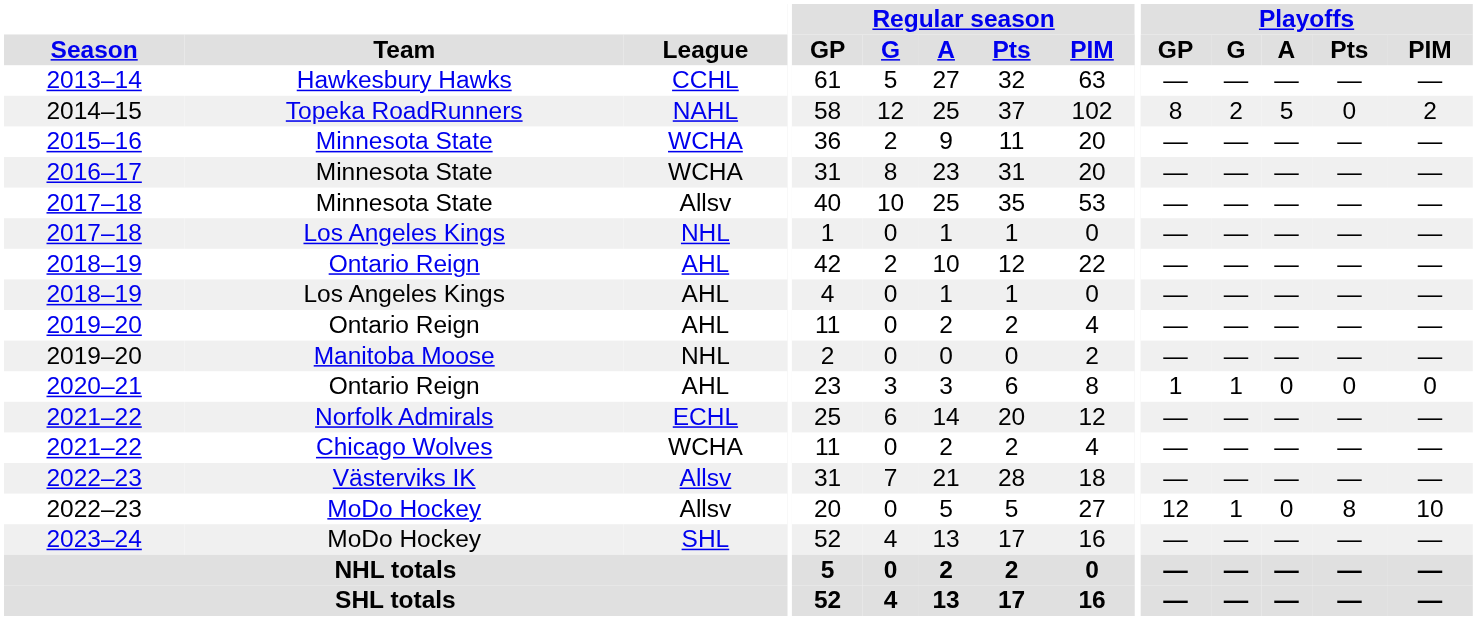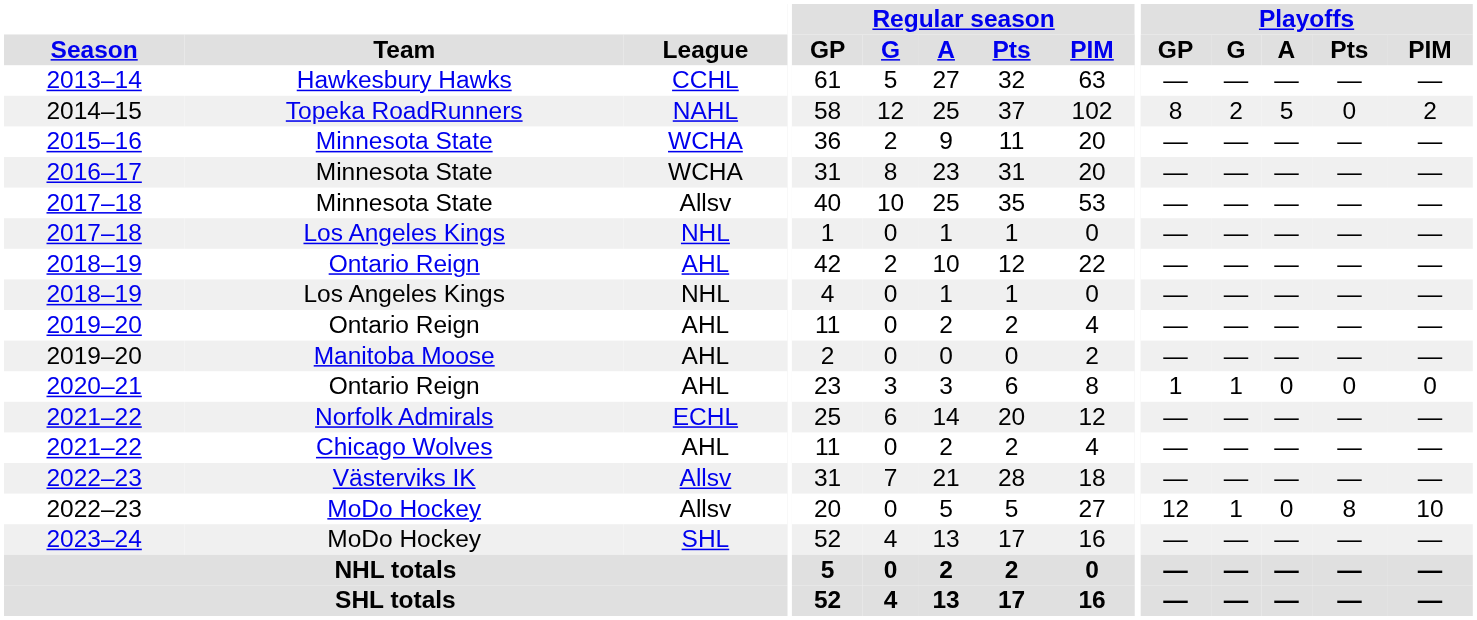(705, 294) AHL -> (705, 294) NHL
(705, 355) NHL -> (705, 355) AHL
(705, 447) WCHA -> (705, 447) AHL
